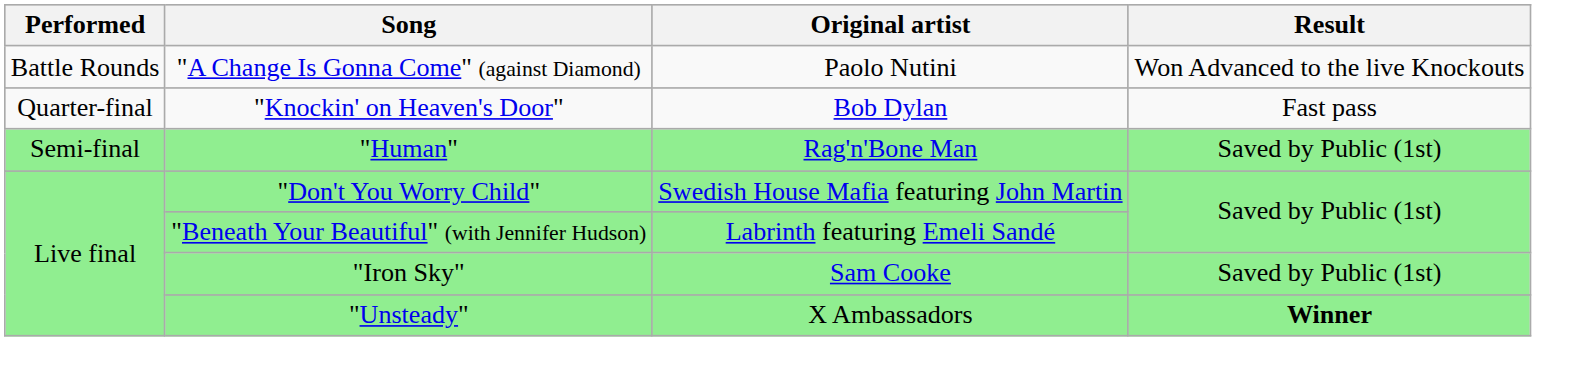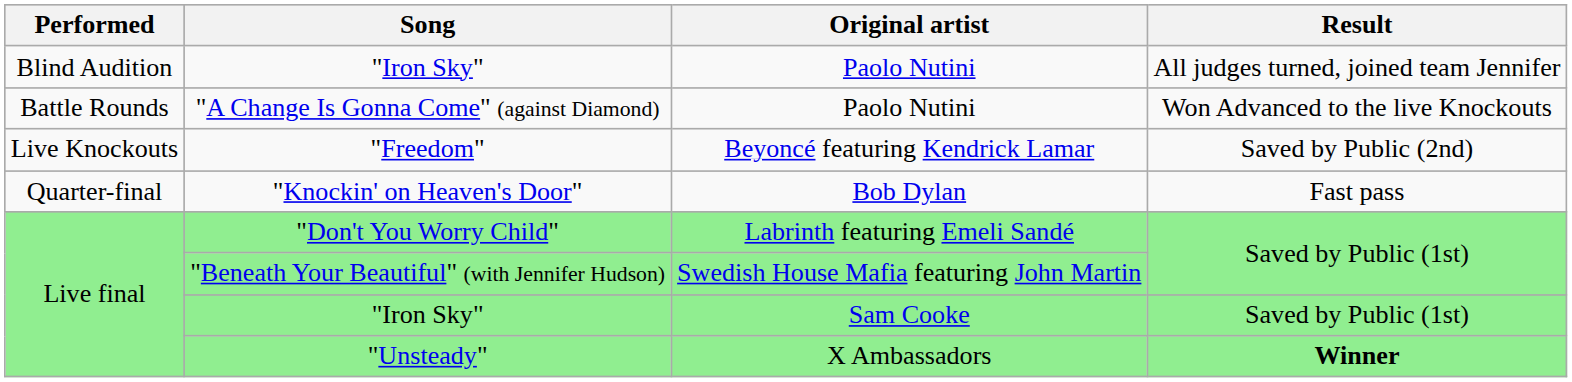+ row: (94, 66)
+ row: (94, 149)
- row: (85, 149)
(890, 190) Swedish House Mafia featuring John Martin -> (909, 231) Labrinth featuring Emeli Sandé
(890, 231) Labrinth featuring Emeli Sandé -> (909, 273) Swedish House Mafia featuring John Martin
